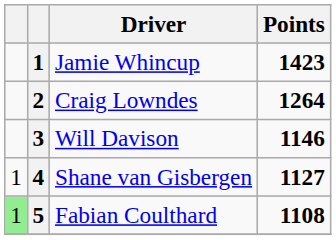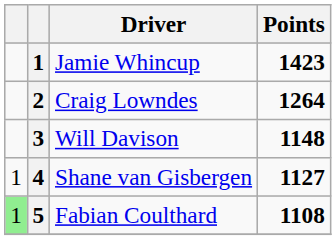(302, 138) 1146 -> (302, 138) 1148
